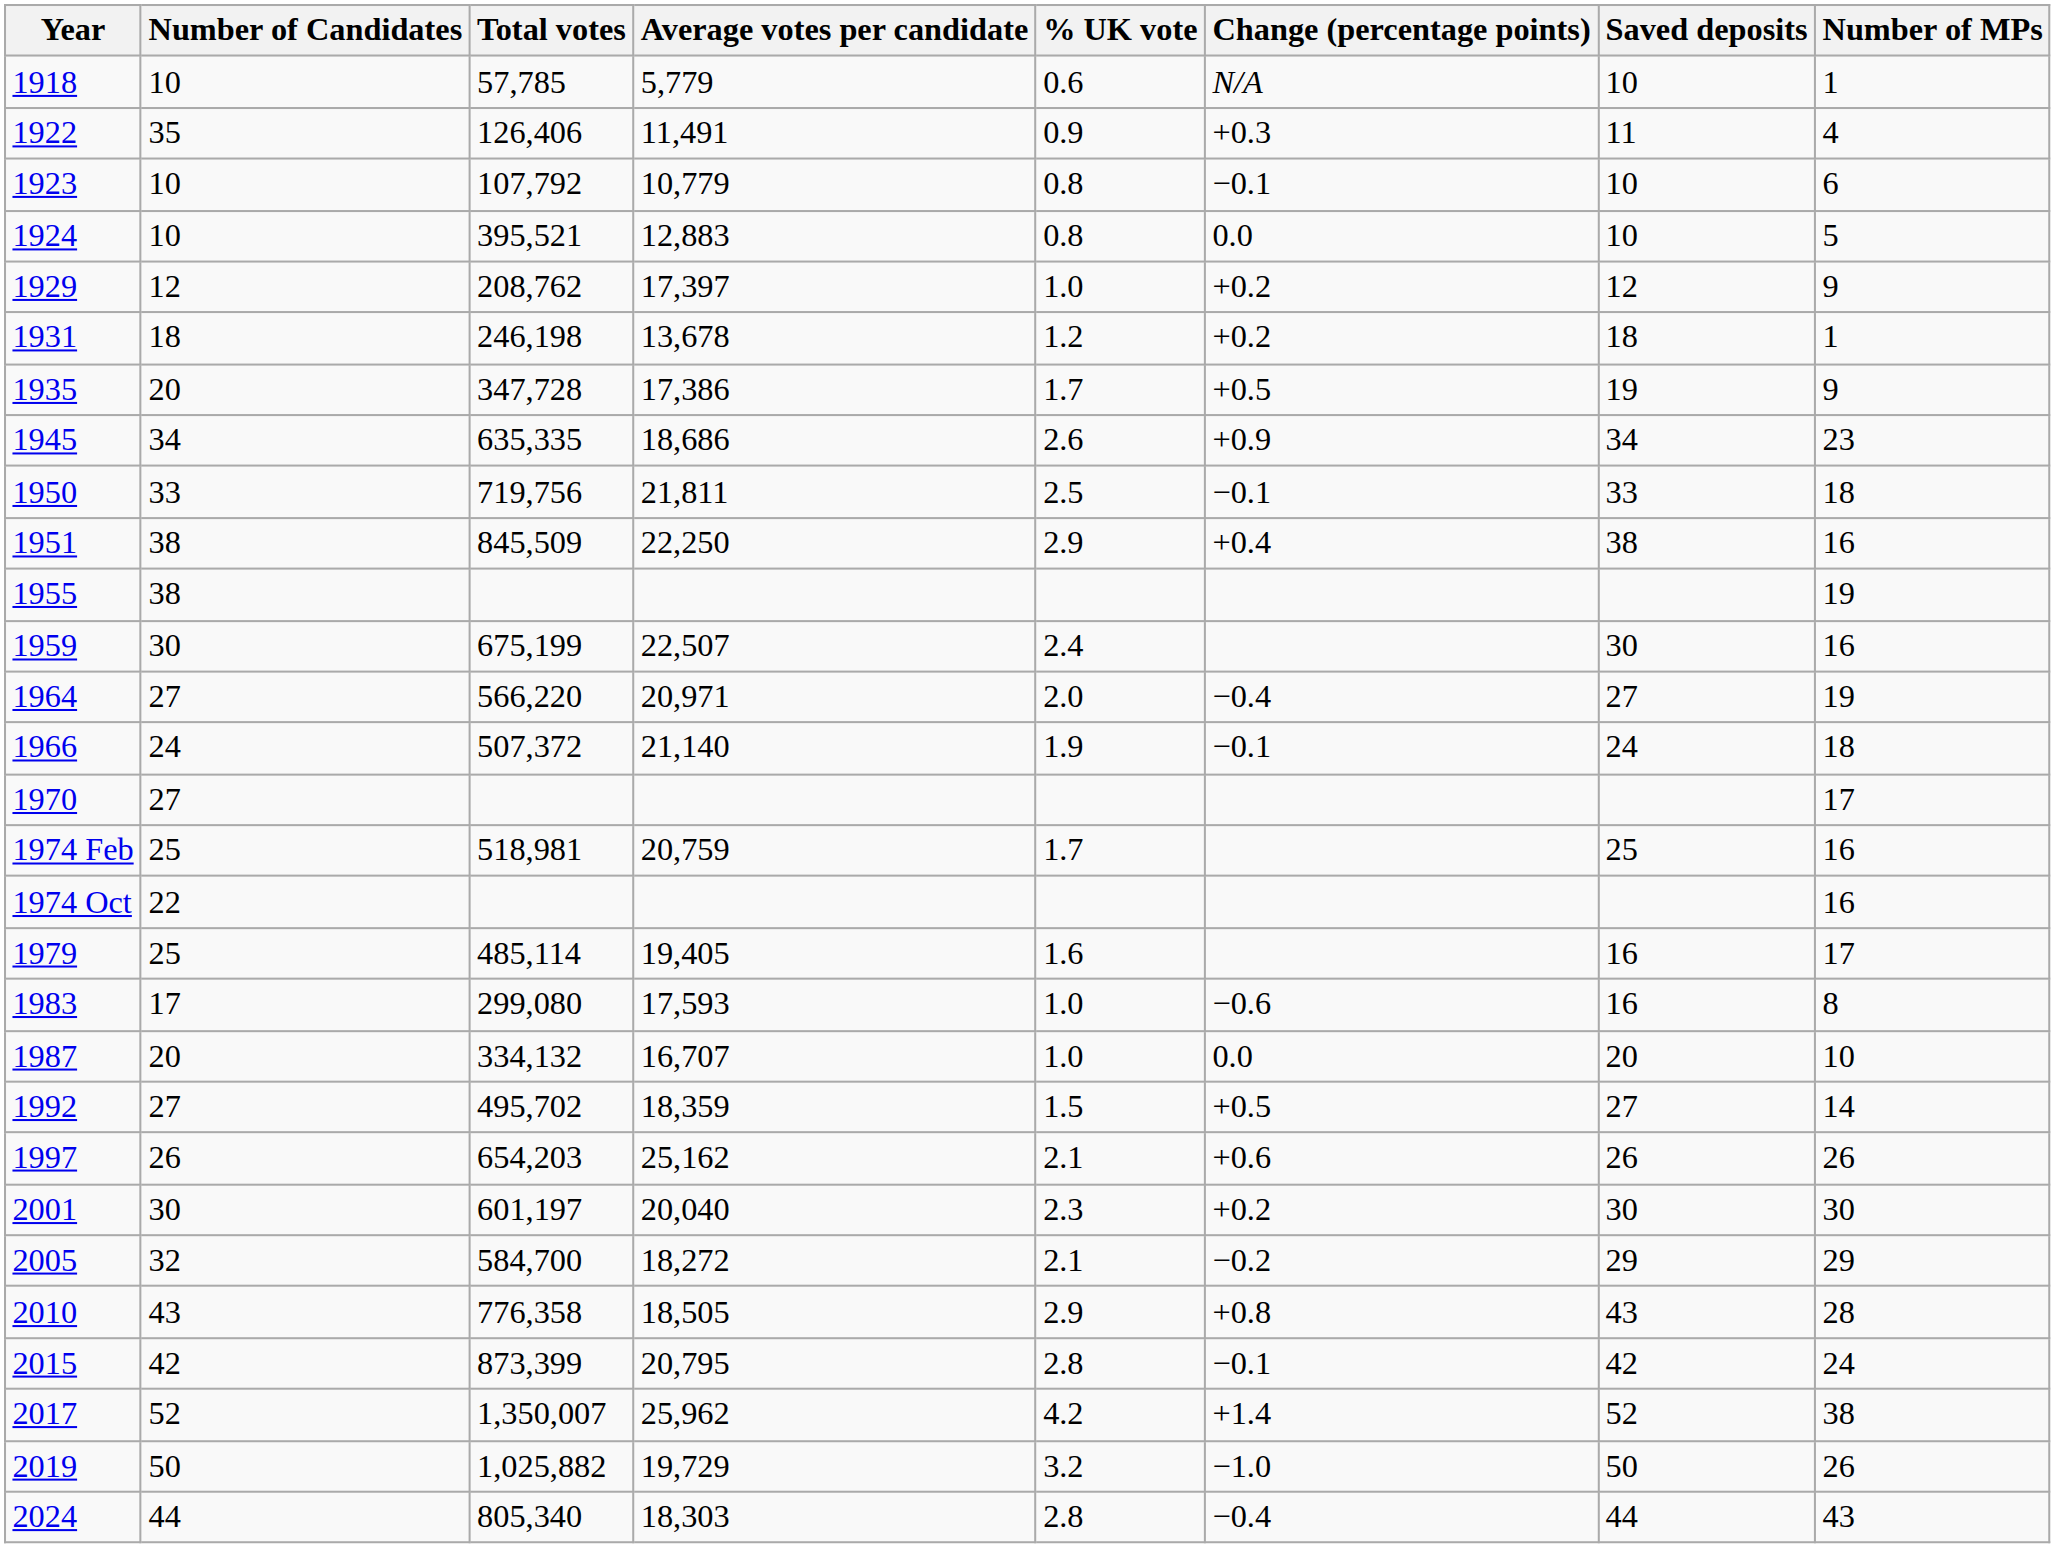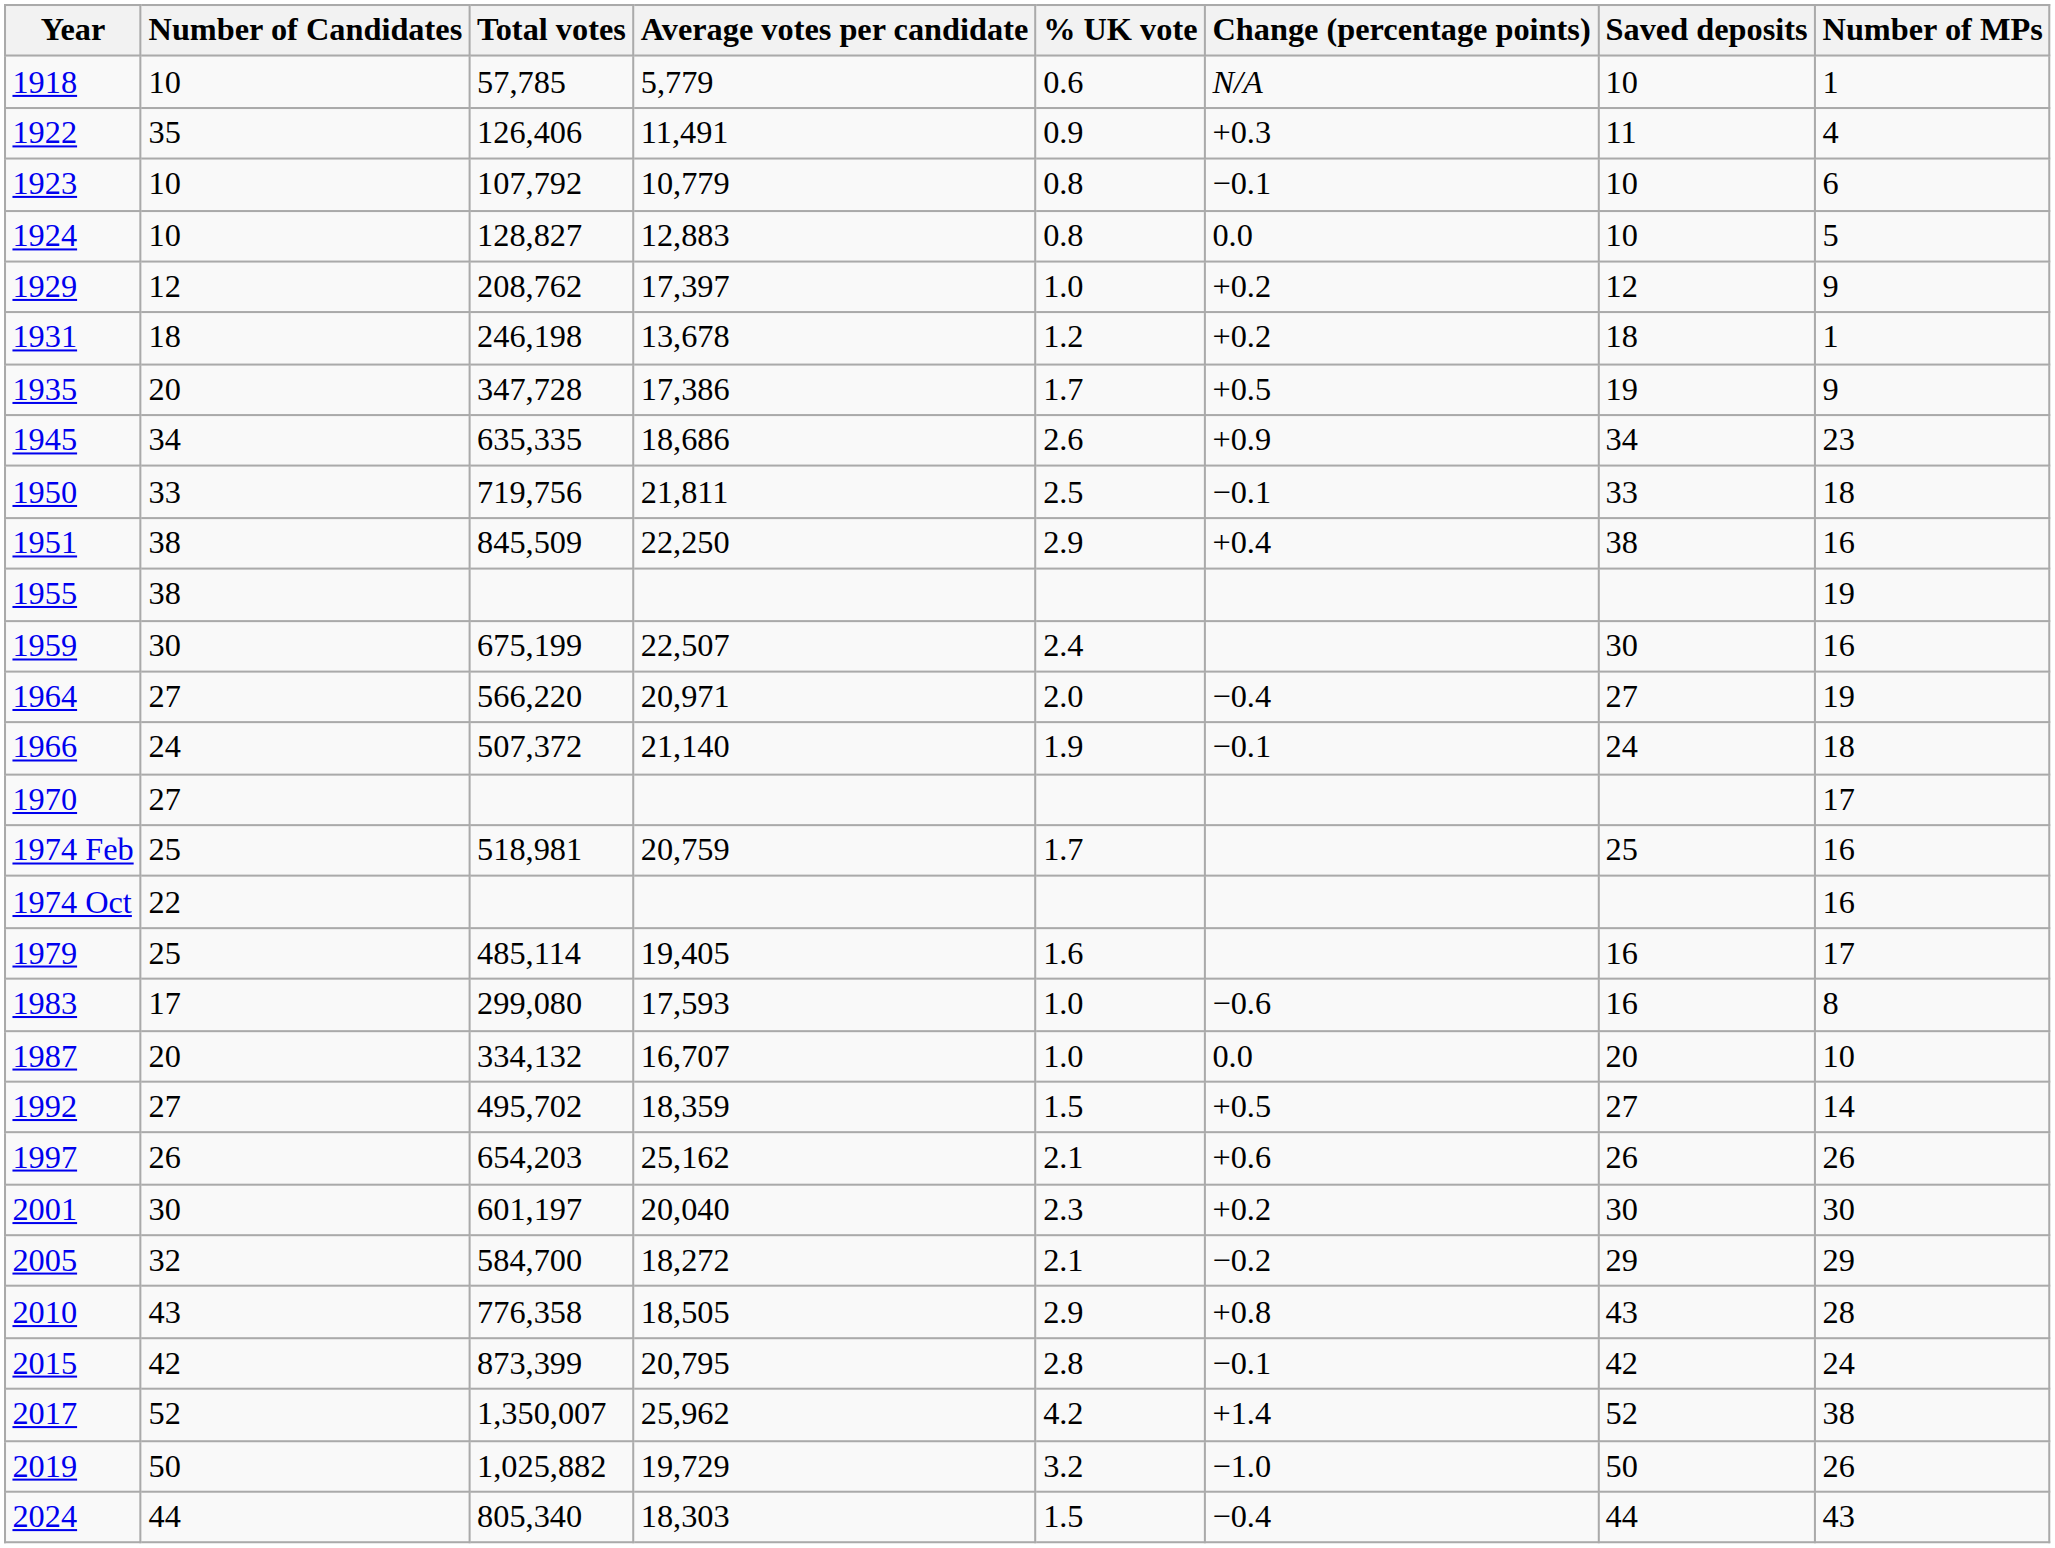(530, 235) 395,521 -> (530, 235) 128,827
(1063, 1516) 2.8 -> (1063, 1516) 1.5
